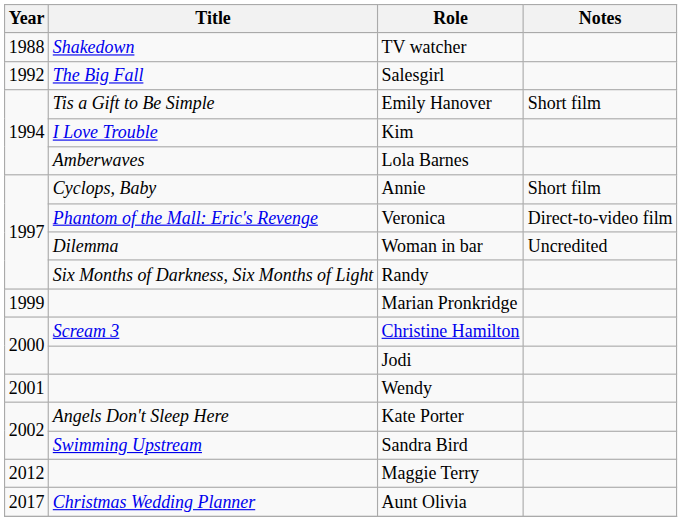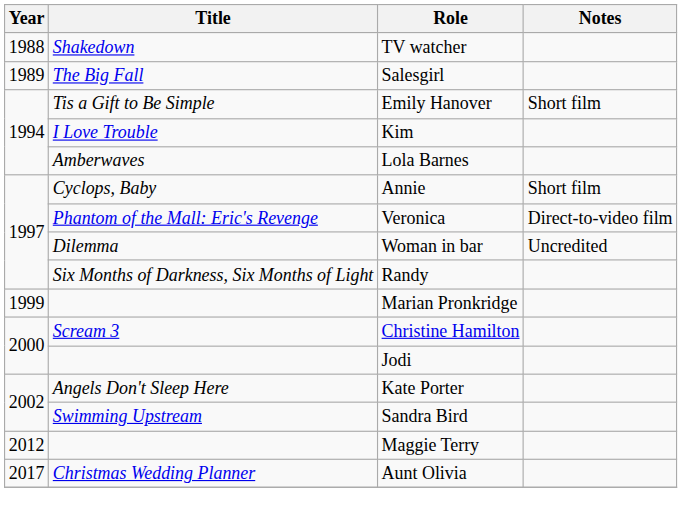(27, 75) 1992 -> (27, 75) 1989
- row: (407, 388)
